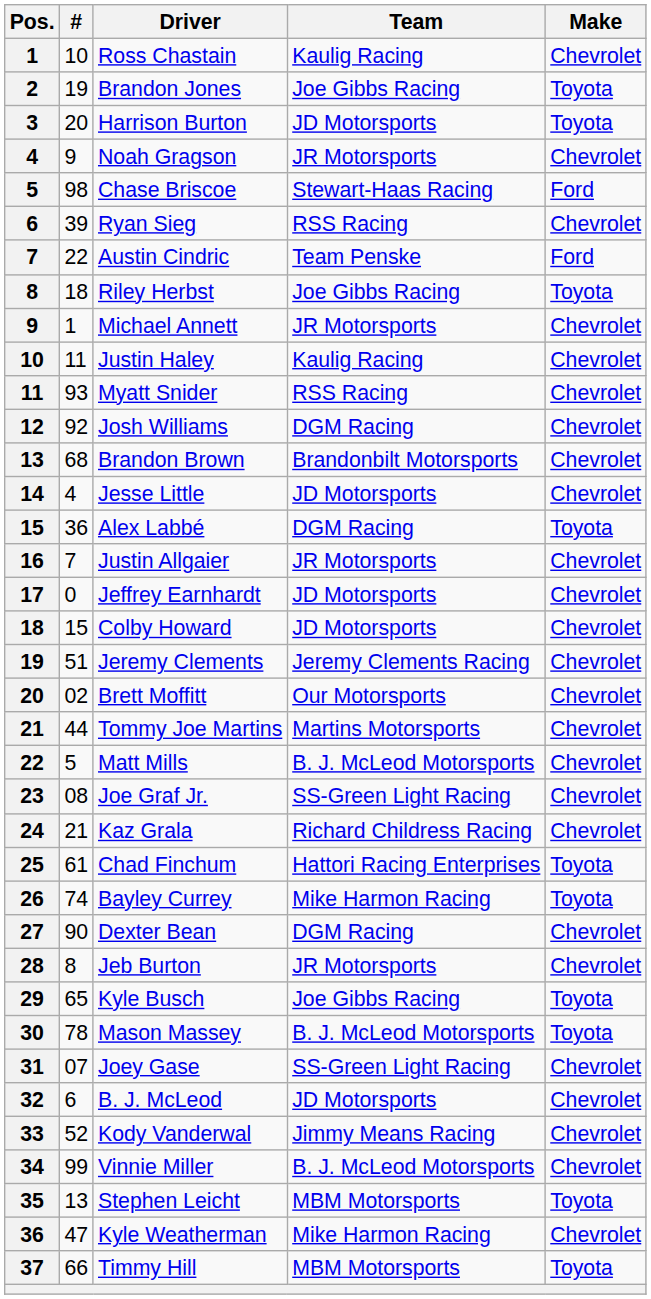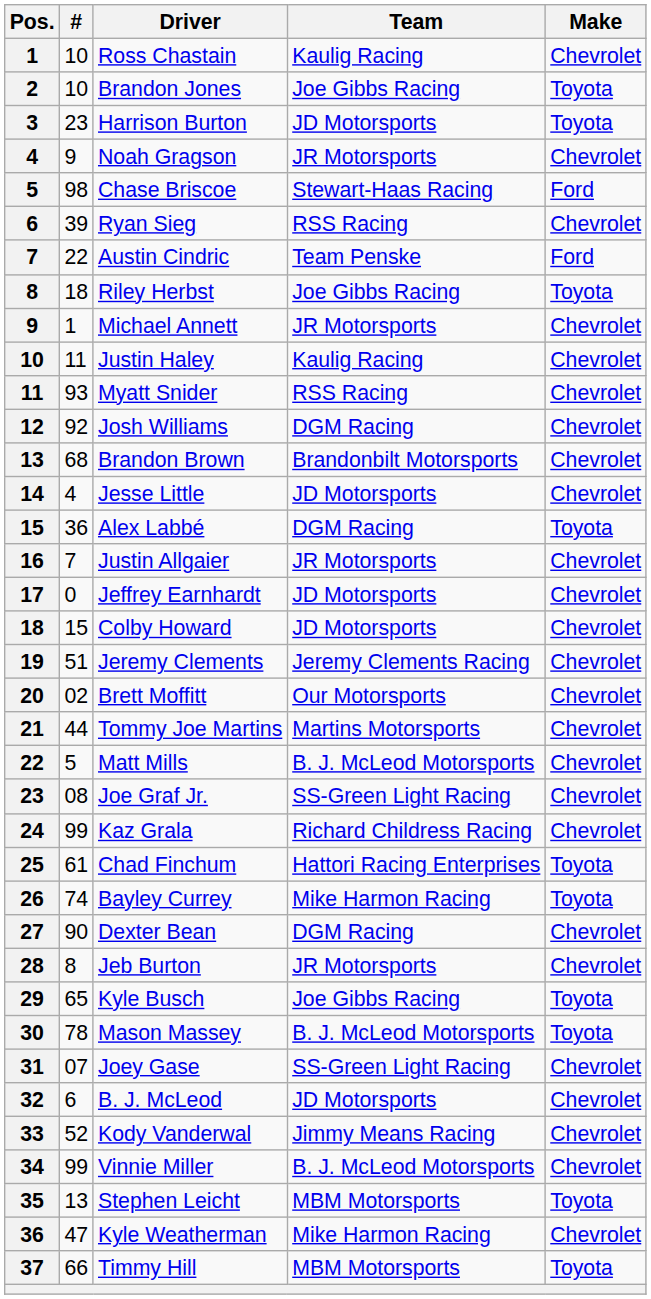(76, 89) 19 -> (76, 89) 10
(76, 123) 20 -> (76, 123) 23
(76, 830) 21 -> (76, 830) 99
